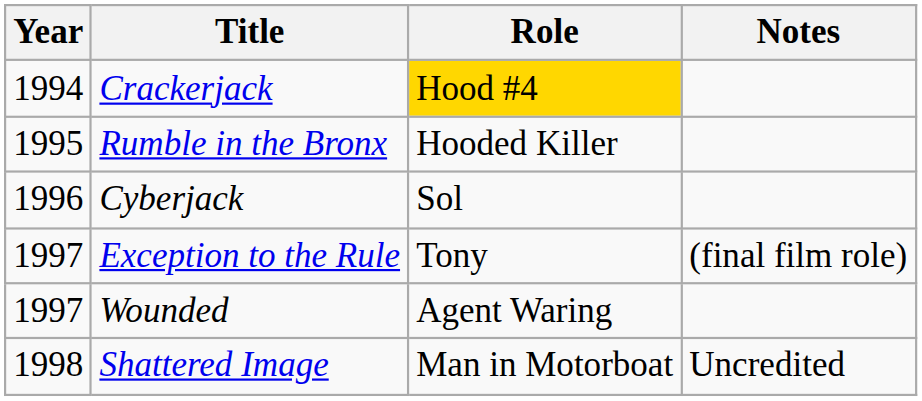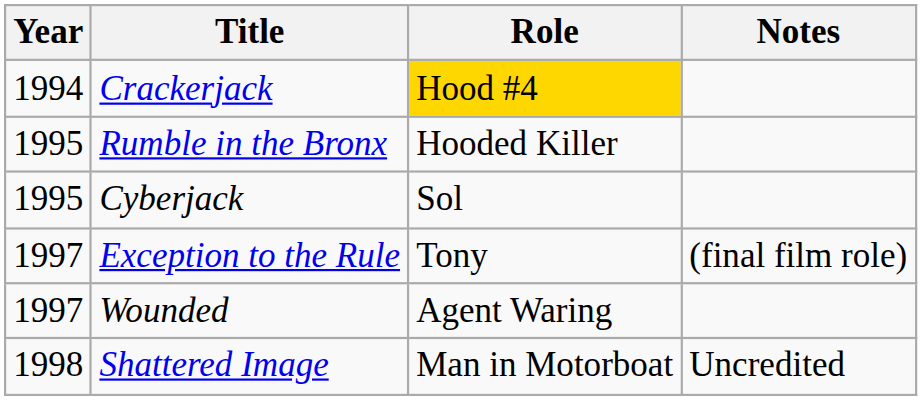(48, 198) 1996 -> (48, 198) 1995
